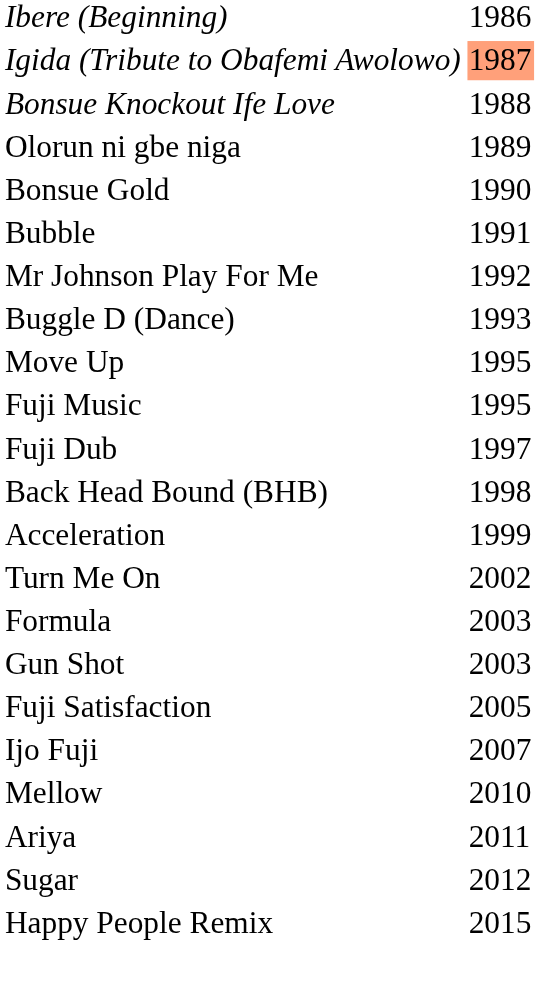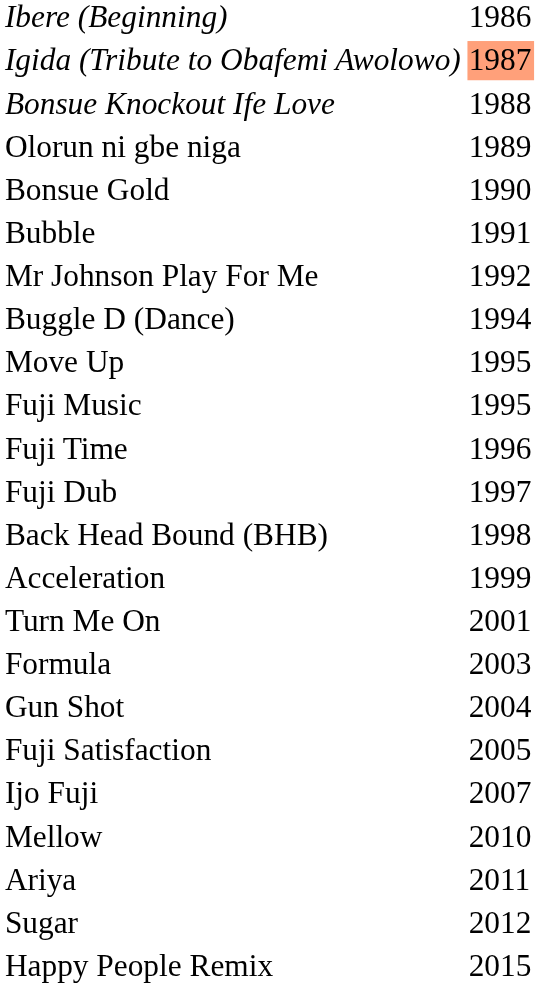(500, 318) 1993 -> (500, 318) 1994
+ row: (66, 448)
(500, 577) 2002 -> (500, 620) 2001
(500, 663) 2003 -> (500, 706) 2004
